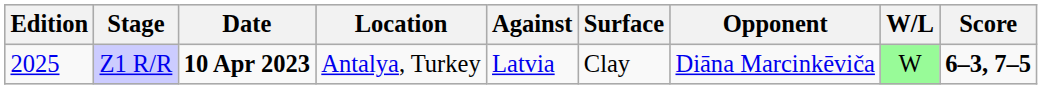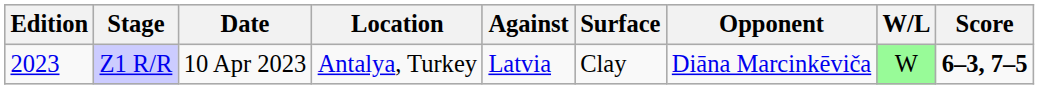(35, 63) 2025 -> (35, 63) 2023
(247, 63) bold -> (245, 63) normal
